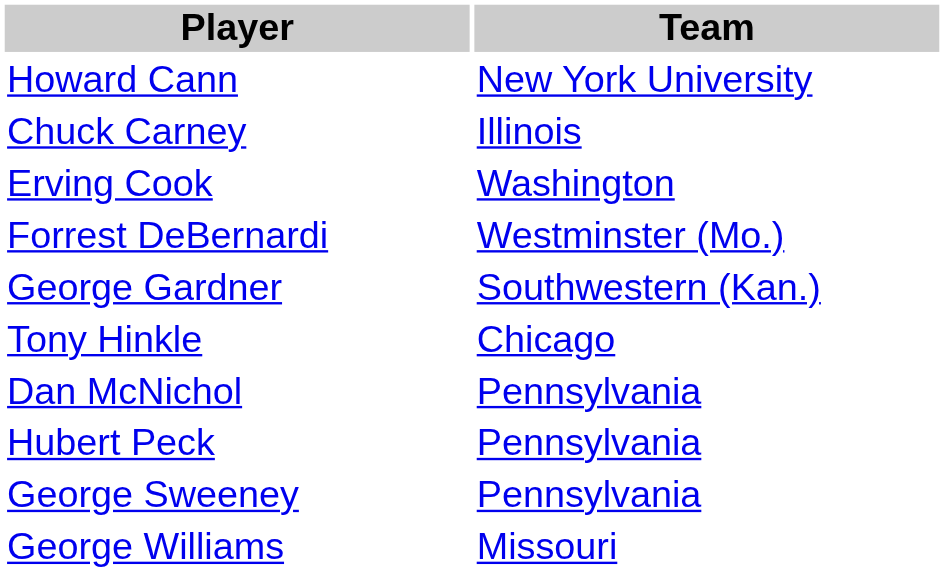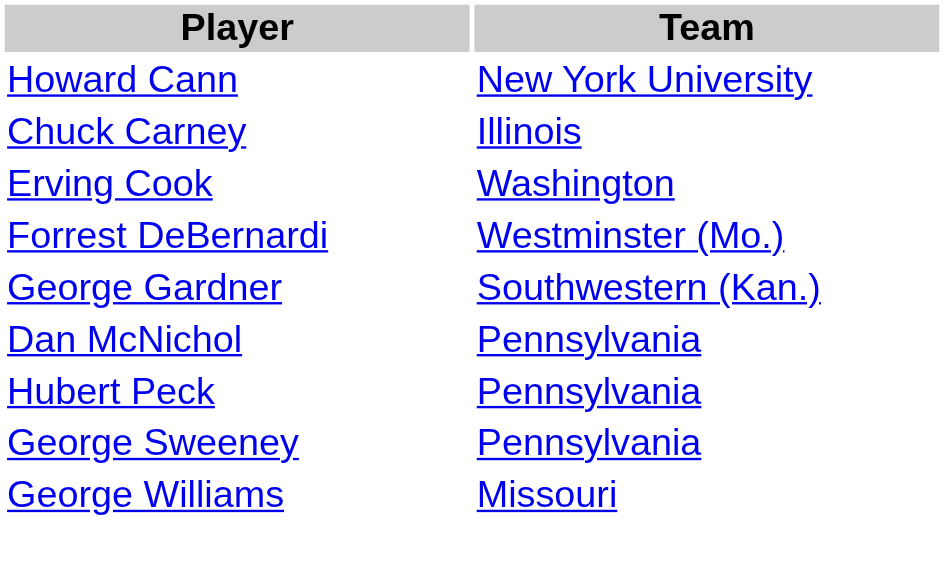- row: (105, 339)
